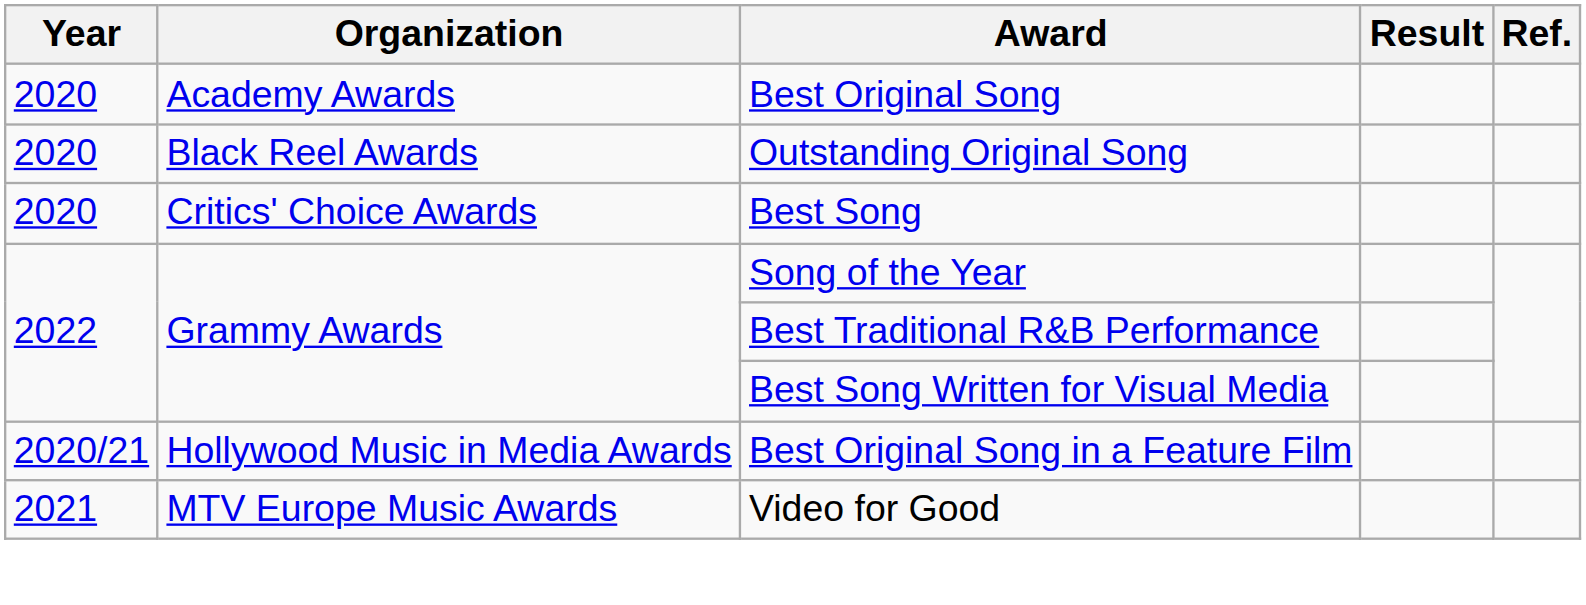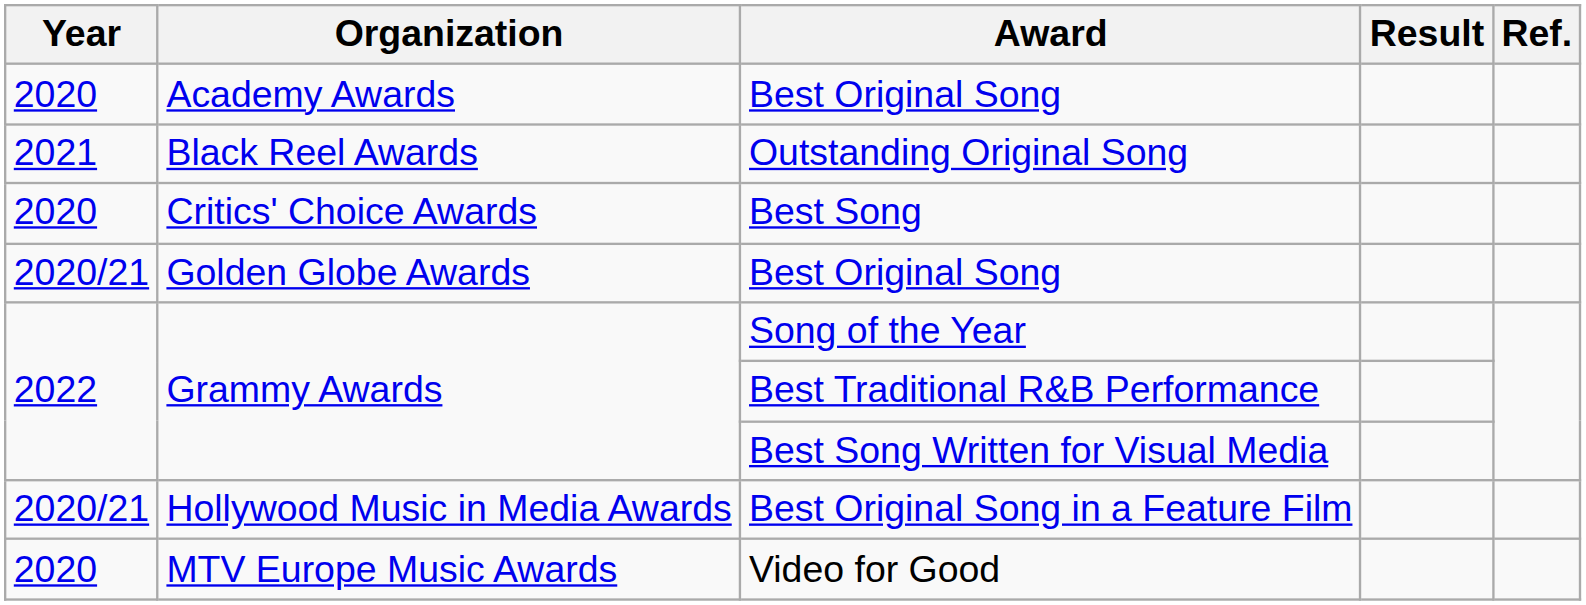(55, 152) 2020 -> (55, 152) 2021
+ row: (348, 271)
(55, 509) 2021 -> (55, 568) 2020
